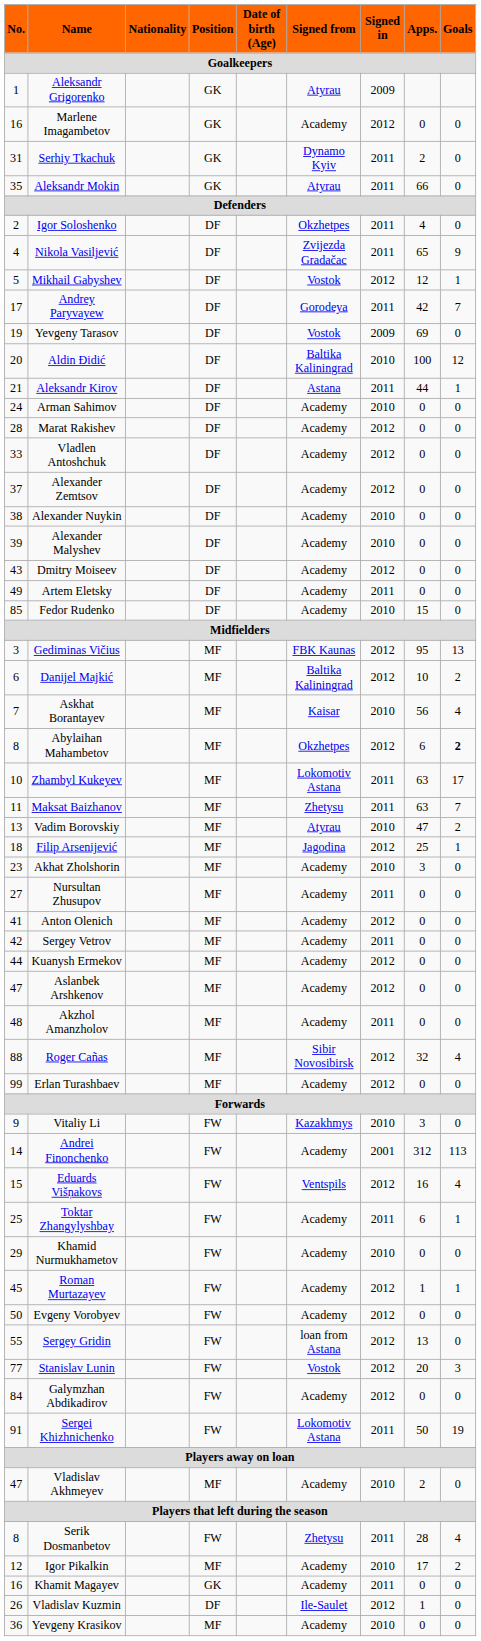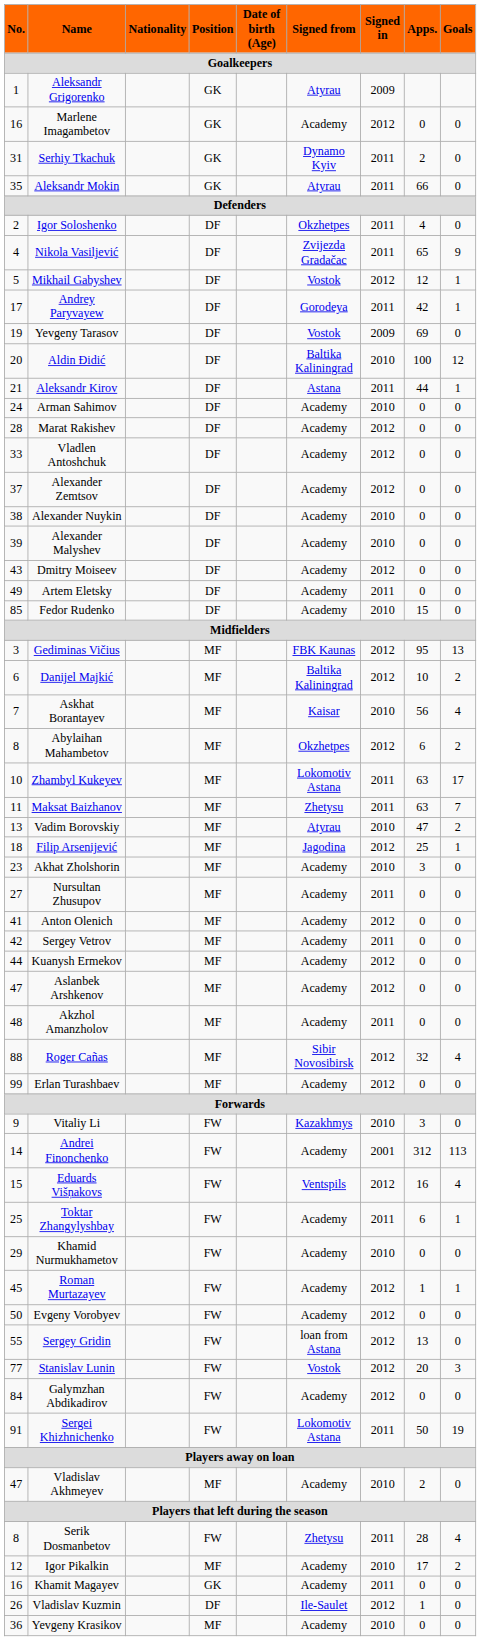(458, 307) 7 -> (458, 307) 1
(458, 746) bold -> (458, 746) normal
